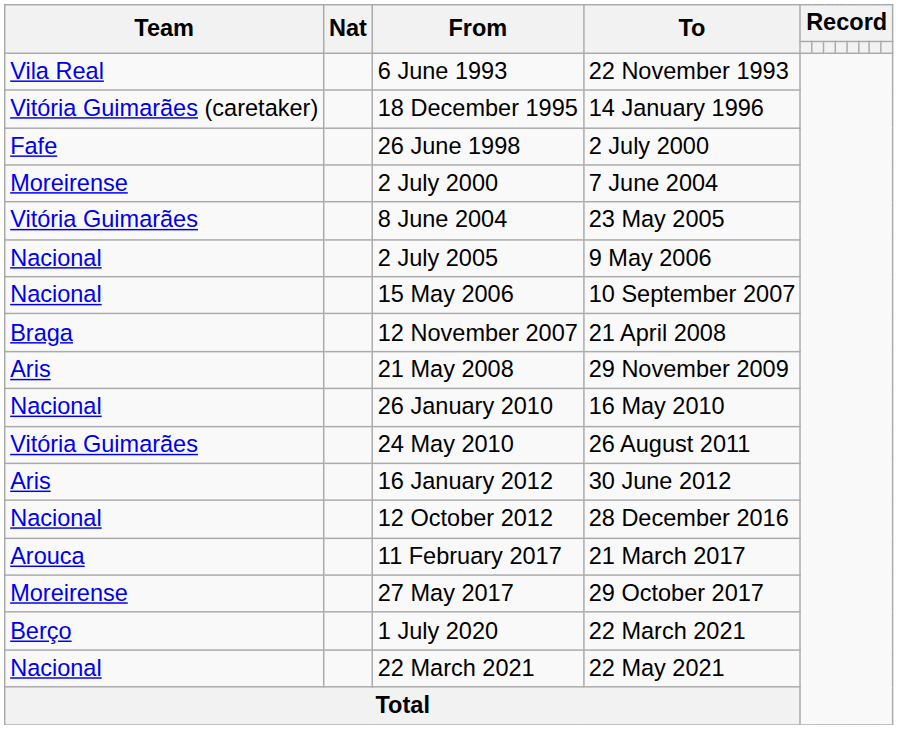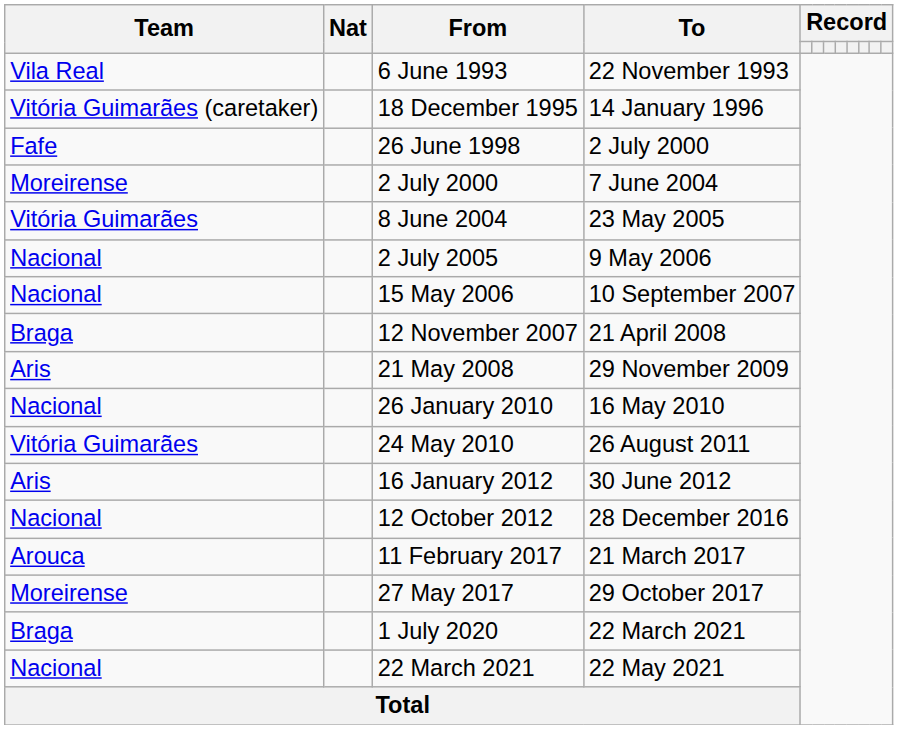(41, 630) Berço -> (42, 630) Braga
